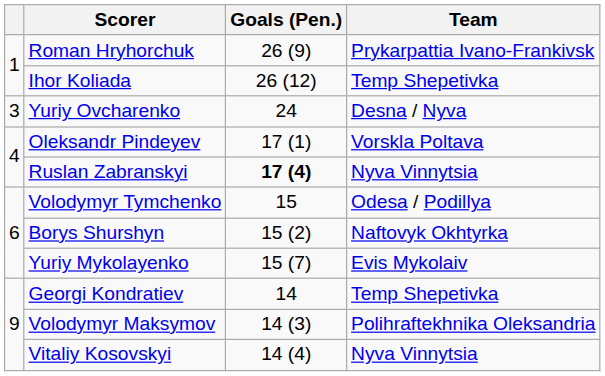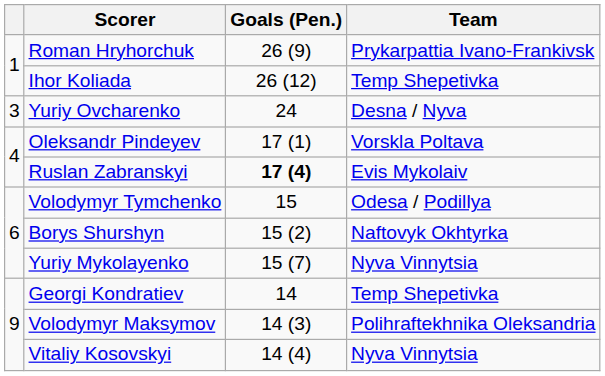(414, 171) Nyva Vinnytsia -> (409, 171) Evis Mykolaiv
(409, 263) Evis Mykolaiv -> (414, 263) Nyva Vinnytsia
